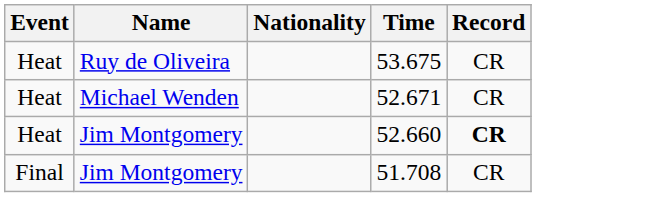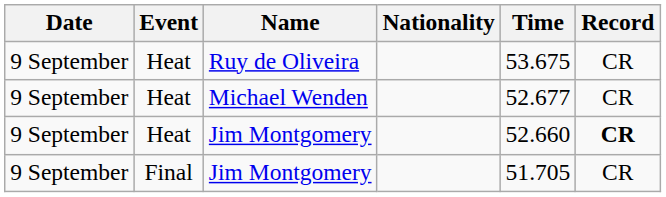+ column: (69, 23)
(409, 97) 52.671 -> (538, 97) 52.677
(409, 172) 51.708 -> (538, 172) 51.705
